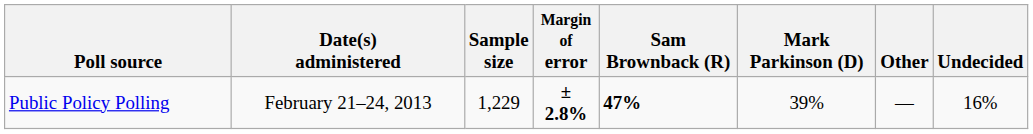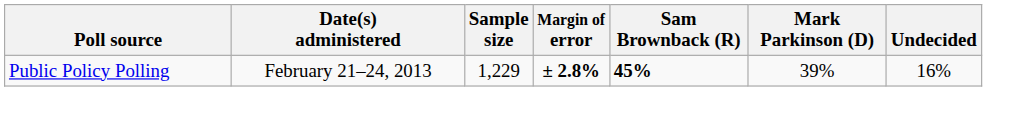- column: (904, 61)
(622, 102) 47% -> (633, 70) 45%
